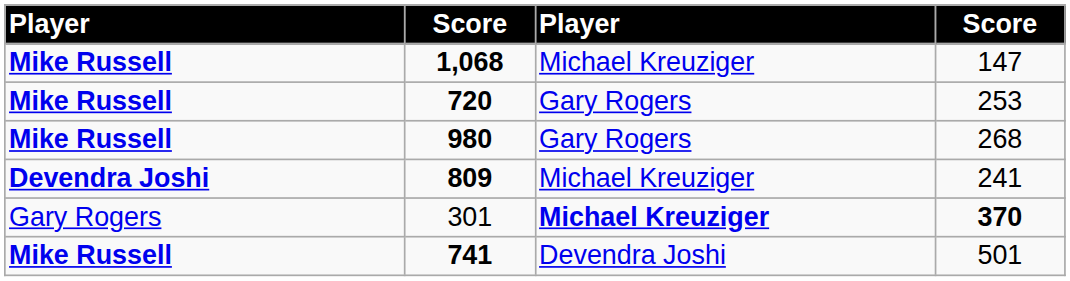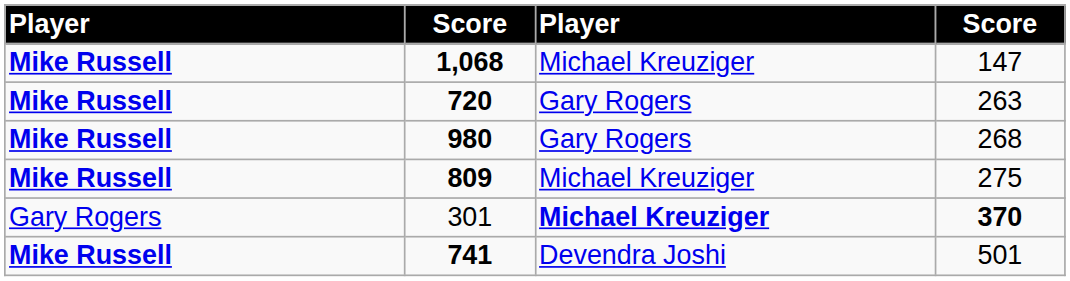(1000, 101) 253 -> (1000, 101) 263
(109, 178) Devendra Joshi -> (90, 178) Mike Russell
(1000, 178) 241 -> (1000, 178) 275
